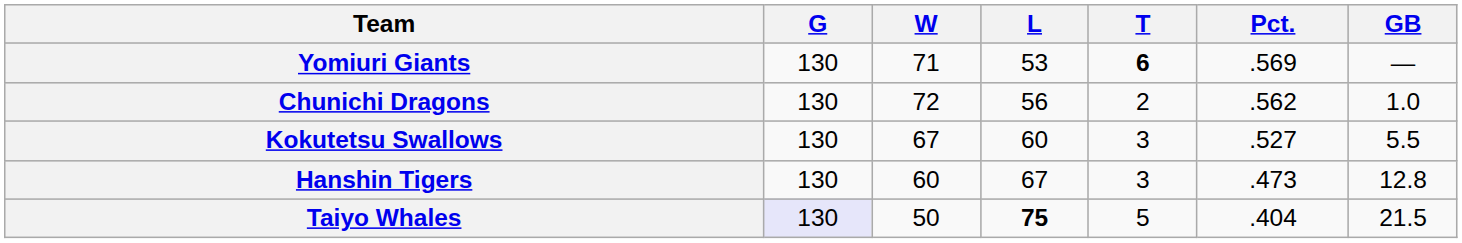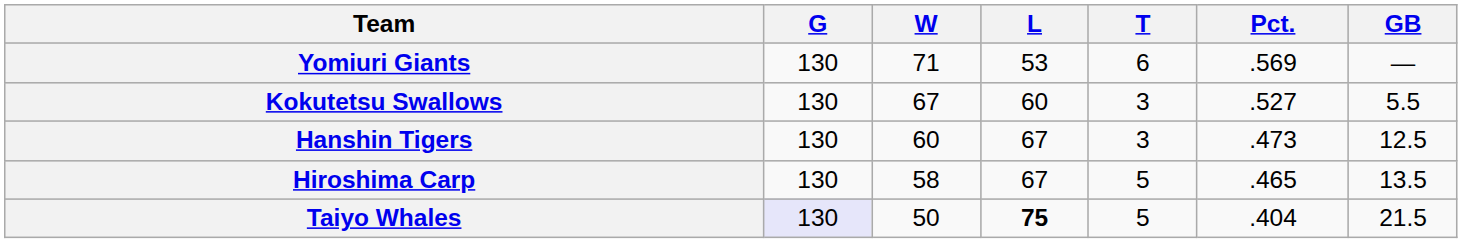(1143, 62) bold -> (1143, 62) normal
- row: (384, 101)
(1403, 179) 12.8 -> (1403, 140) 12.5
+ row: (384, 179)
